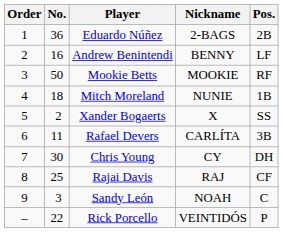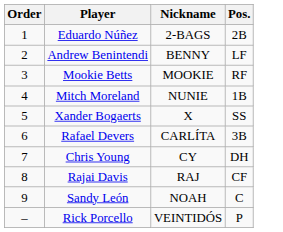- column: (57, 14)
